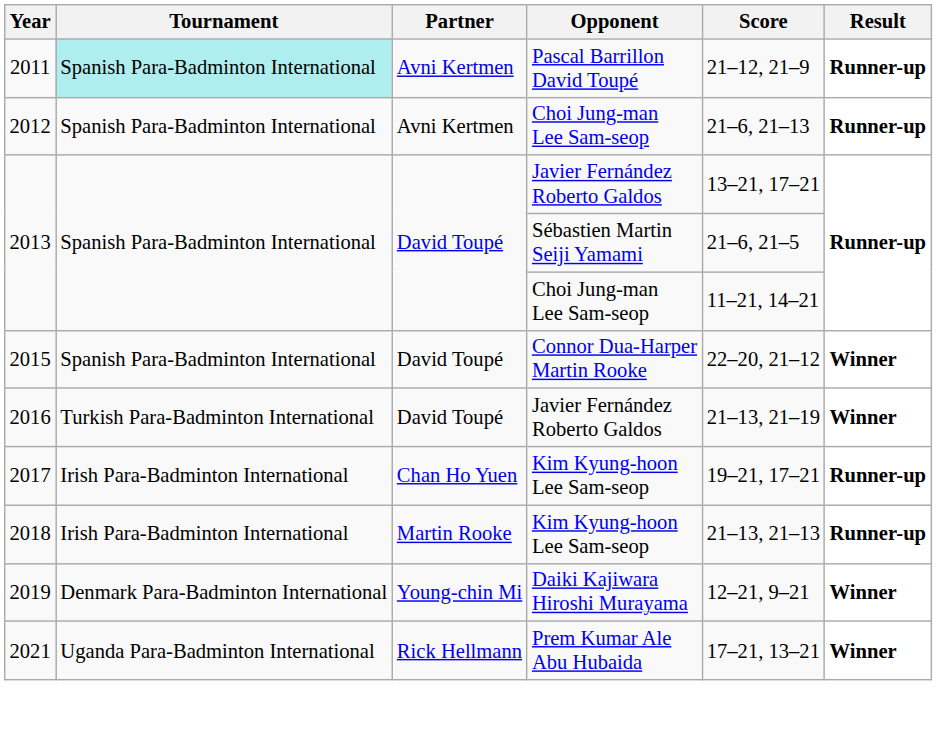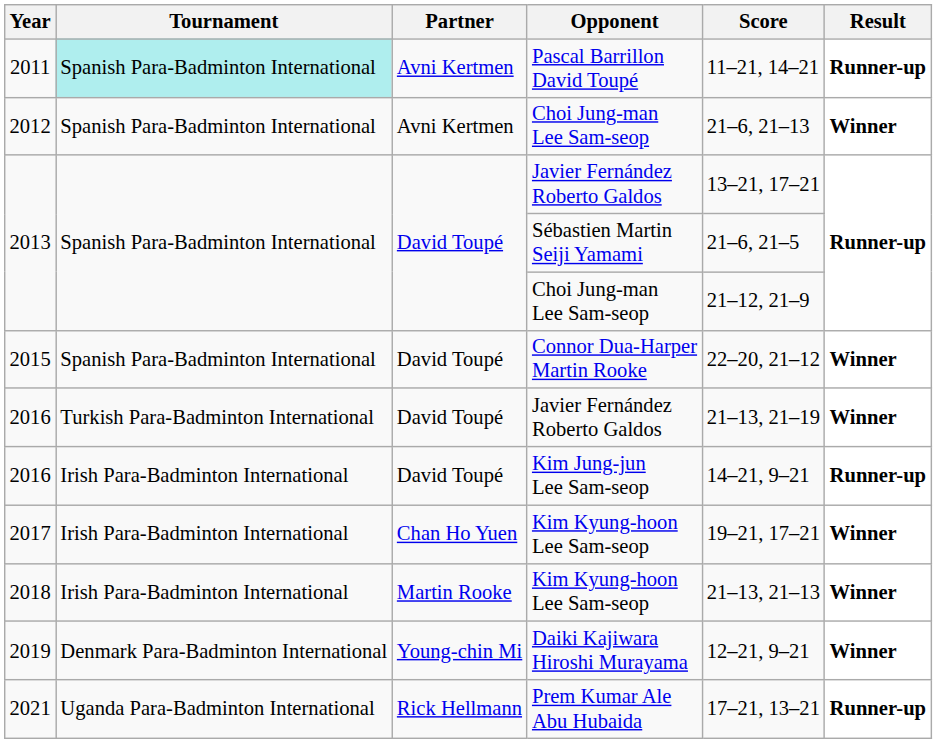(758, 67) 21–12, 21–9 -> (763, 67) 11–21, 14–21
(878, 126) Runner-up -> (863, 126) Winner
(763, 301) 11–21, 14–21 -> (758, 301) 21–12, 21–9
+ row: (30, 475)
(878, 475) Runner-up -> (863, 534) Winner
(878, 534) Runner-up -> (863, 592) Winner
(863, 650) Winner -> (878, 708) Runner-up
